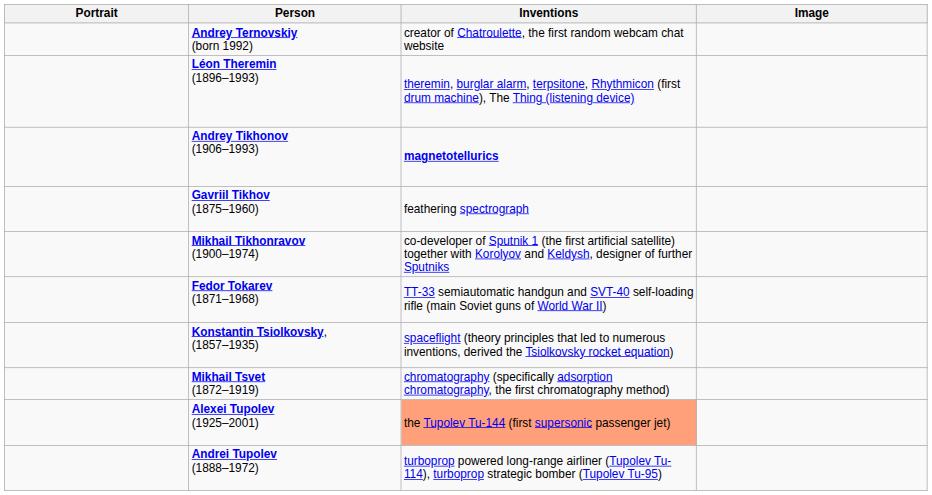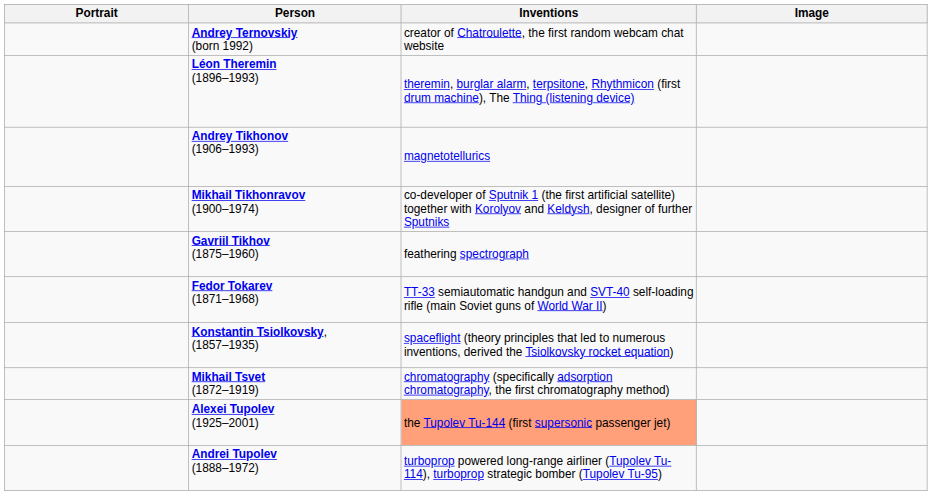(451, 156) bold -> (447, 156) normal
rows swapped: (248, 247) <-> (231, 202)
